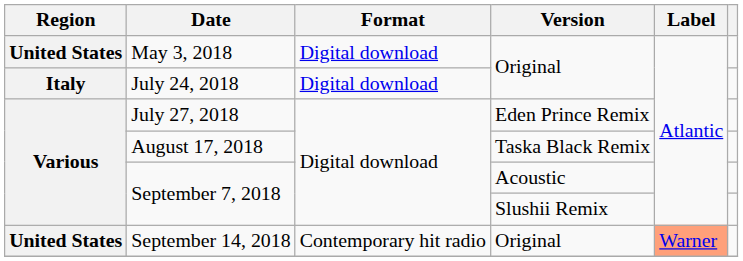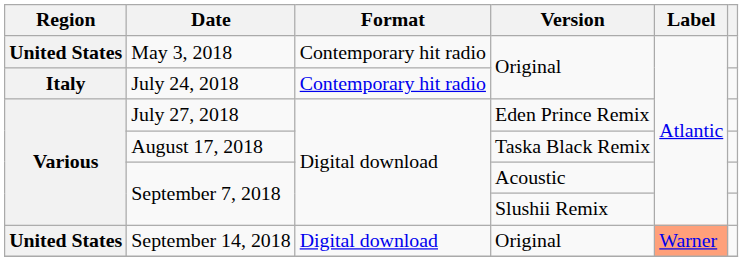(369, 51) Digital download -> (393, 51) Contemporary hit radio
(369, 83) Digital download -> (393, 83) Contemporary hit radio
(393, 240) Contemporary hit radio -> (369, 240) Digital download
